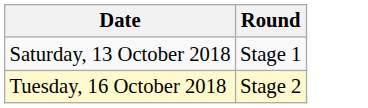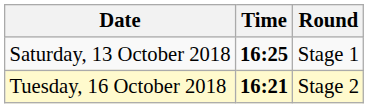+ column: (264, 20)
